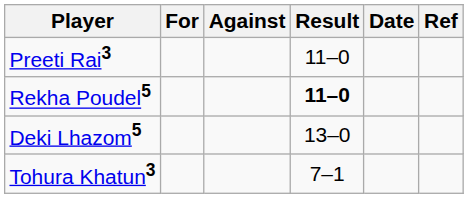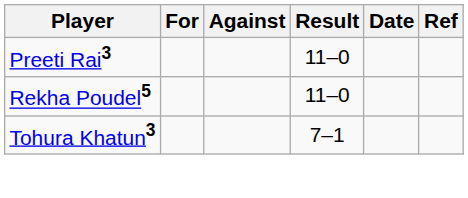(327, 96) bold -> (327, 96) normal
- row: (76, 135)
